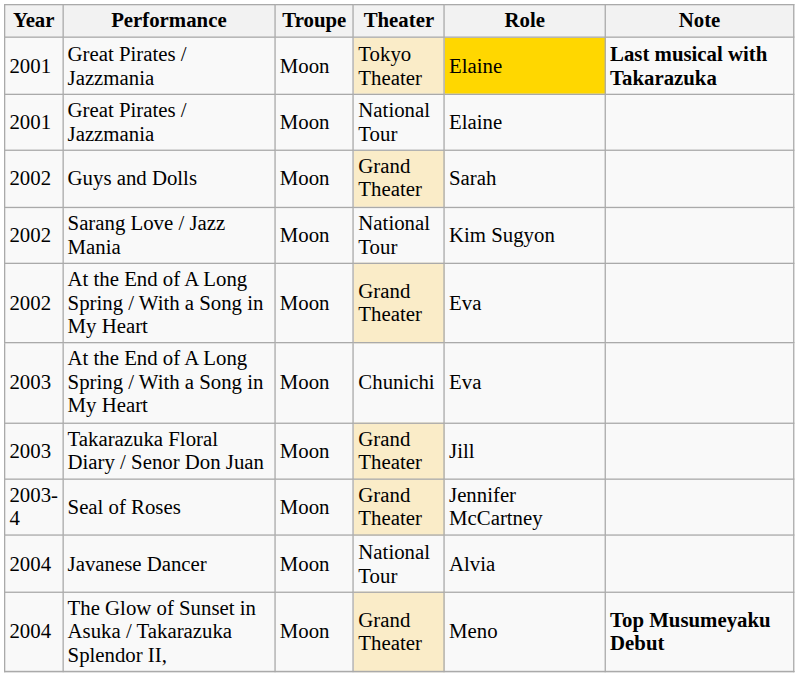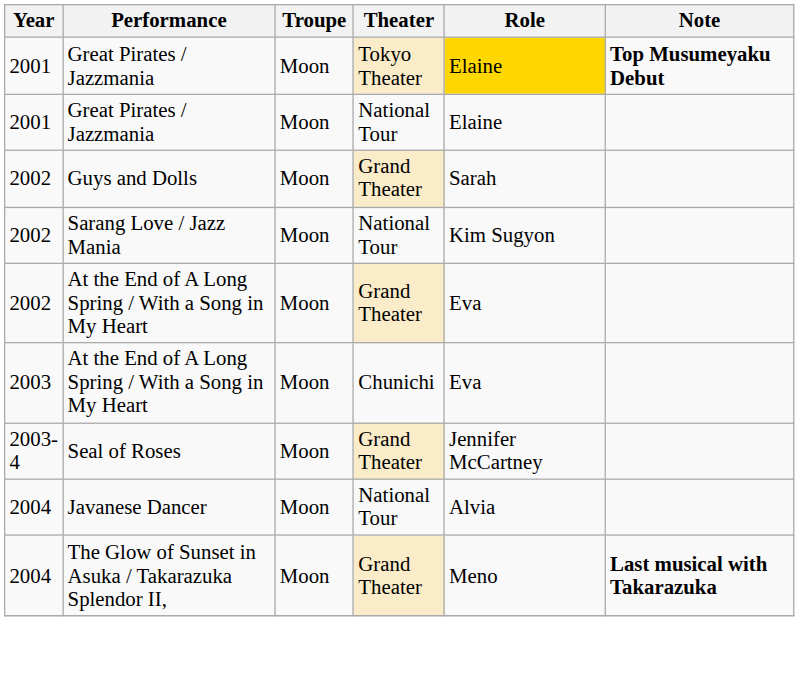(689, 65) Last musical with Takarazuka -> (690, 65) Top Musumeyaku Debut
- row: (166, 450)
(690, 631) Top Musumeyaku Debut -> (689, 575) Last musical with Takarazuka
